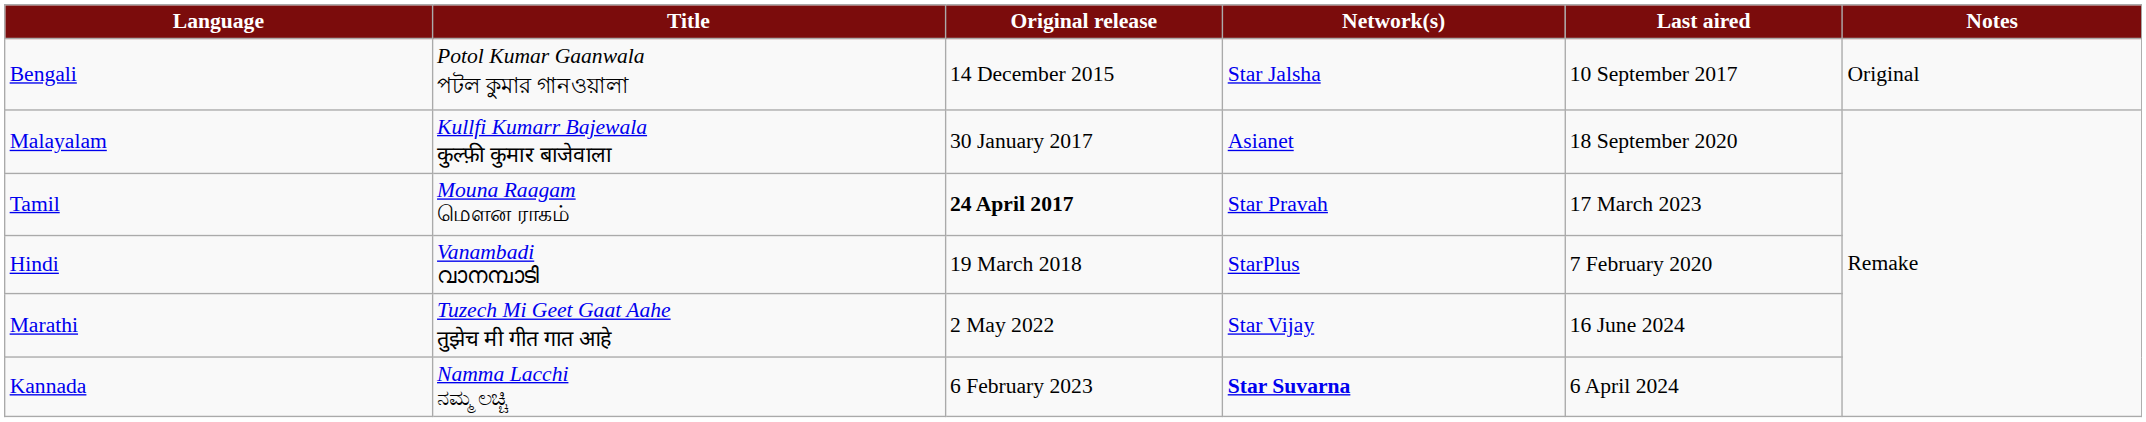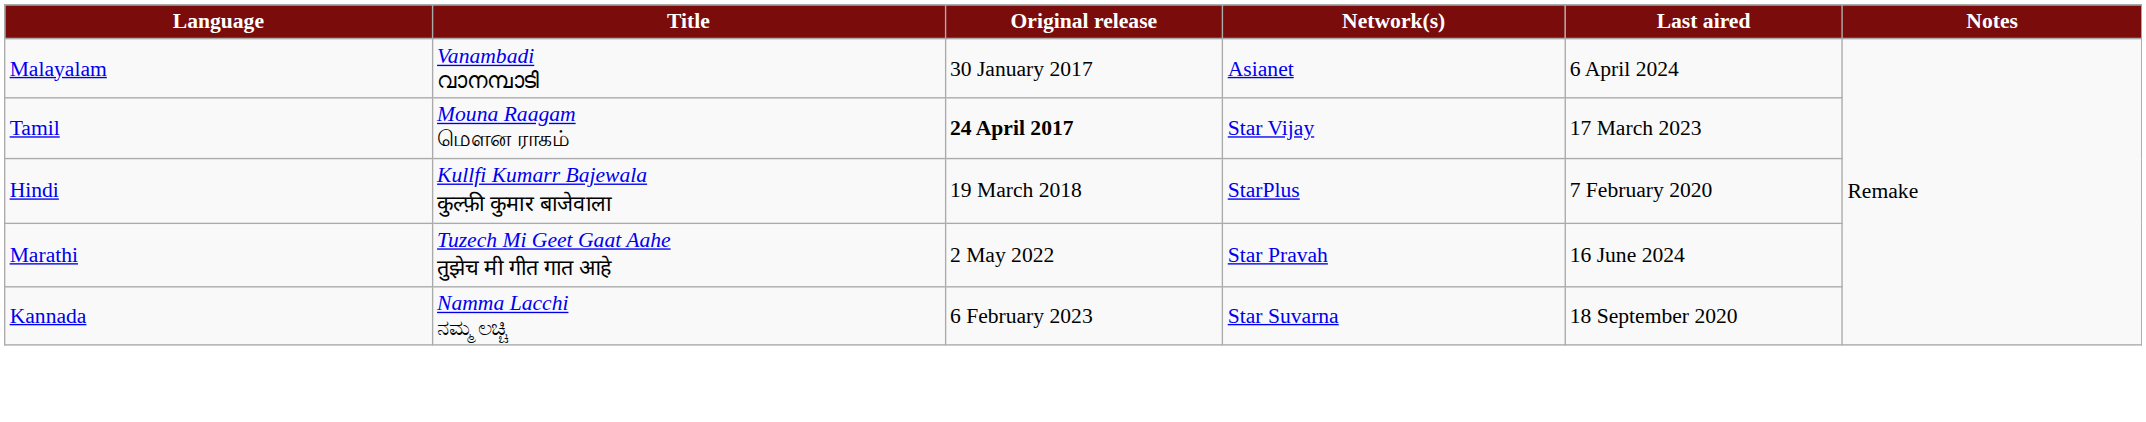- row: (43, 74)
(542, 140) Kullfi Kumarr Bajewala कुल्फ़ी कुमार बाजेवाला -> (488, 68) Vanambadi വാനമ്പാടി
(1654, 141) 18 September 2020 -> (1624, 68) 6 April 2024
(1278, 204) Star Pravah -> (1271, 127) Star Vijay
(488, 263) Vanambadi വാനമ്പാടി -> (542, 189) Kullfi Kumarr Bajewala कुल्फ़ी कुमार बाजेवाला
(1271, 325) Star Vijay -> (1278, 254) Star Pravah
(1289, 386) bold -> (1283, 315) normal
(1624, 386) 6 April 2024 -> (1654, 315) 18 September 2020
